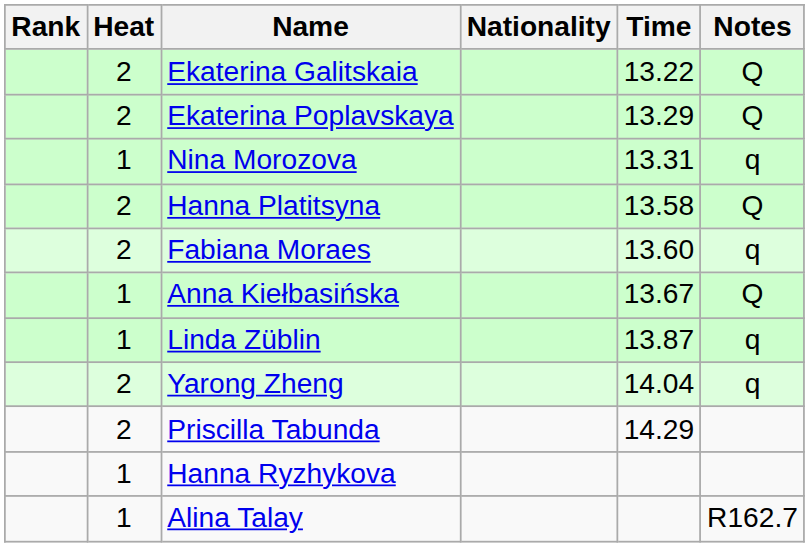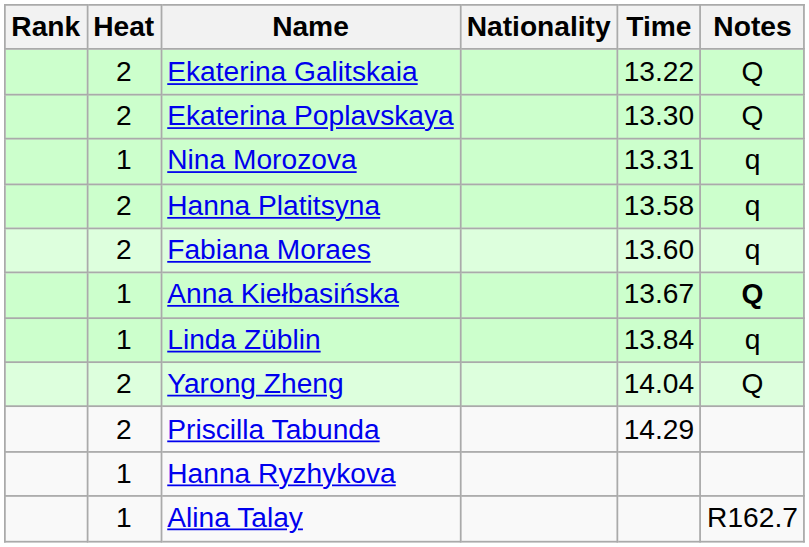(659, 116) 13.29 -> (659, 116) 13.30
(752, 205) Q -> (752, 205) q
(752, 294) normal -> (752, 294) bold
(659, 339) 13.87 -> (659, 339) 13.84
(752, 384) q -> (752, 384) Q
